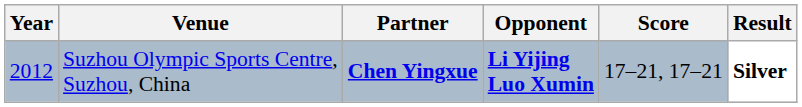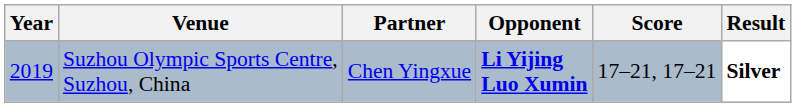(31, 71) 2012 -> (31, 71) 2019
(413, 71) bold -> (410, 71) normal
